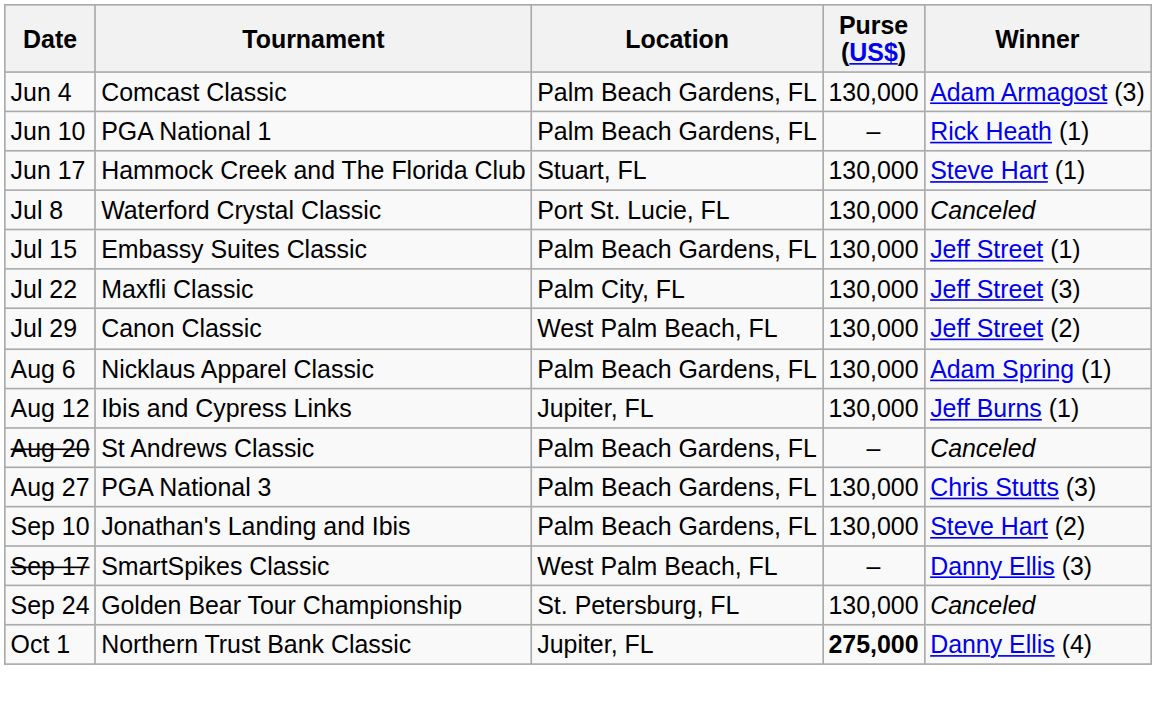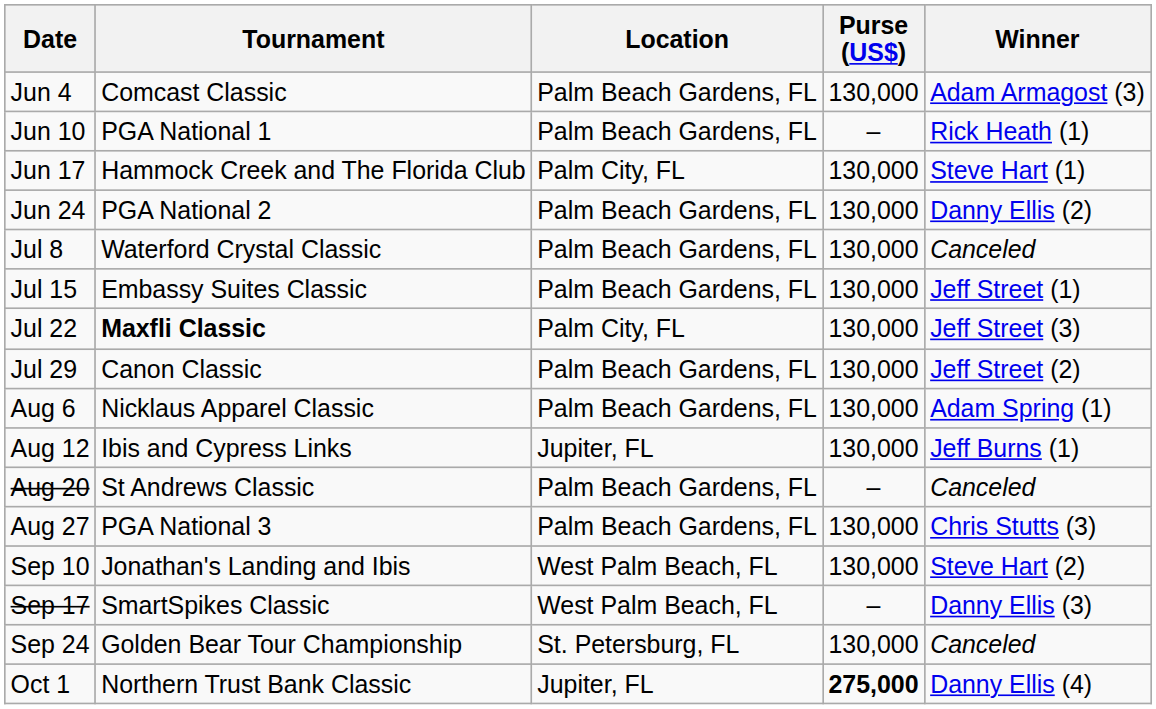(592, 171) Stuart, FL -> (611, 171) Palm City, FL
+ row: (48, 210)
(633, 210) Port St. Lucie, FL -> (677, 250) Palm Beach Gardens, FL
(177, 289) normal -> (184, 329) bold
(657, 329) West Palm Beach, FL -> (677, 368) Palm Beach Gardens, FL
(677, 526) Palm Beach Gardens, FL -> (657, 566) West Palm Beach, FL
